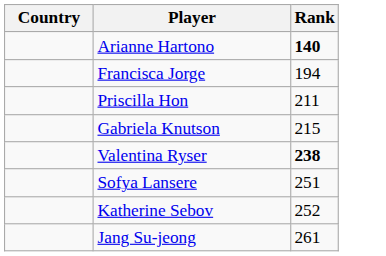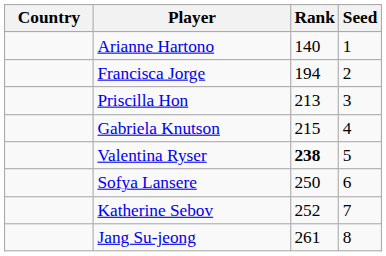+ column: (360, 18)
(307, 45) bold -> (307, 45) normal
(307, 100) 211 -> (307, 100) 213
(307, 182) 251 -> (307, 182) 250
